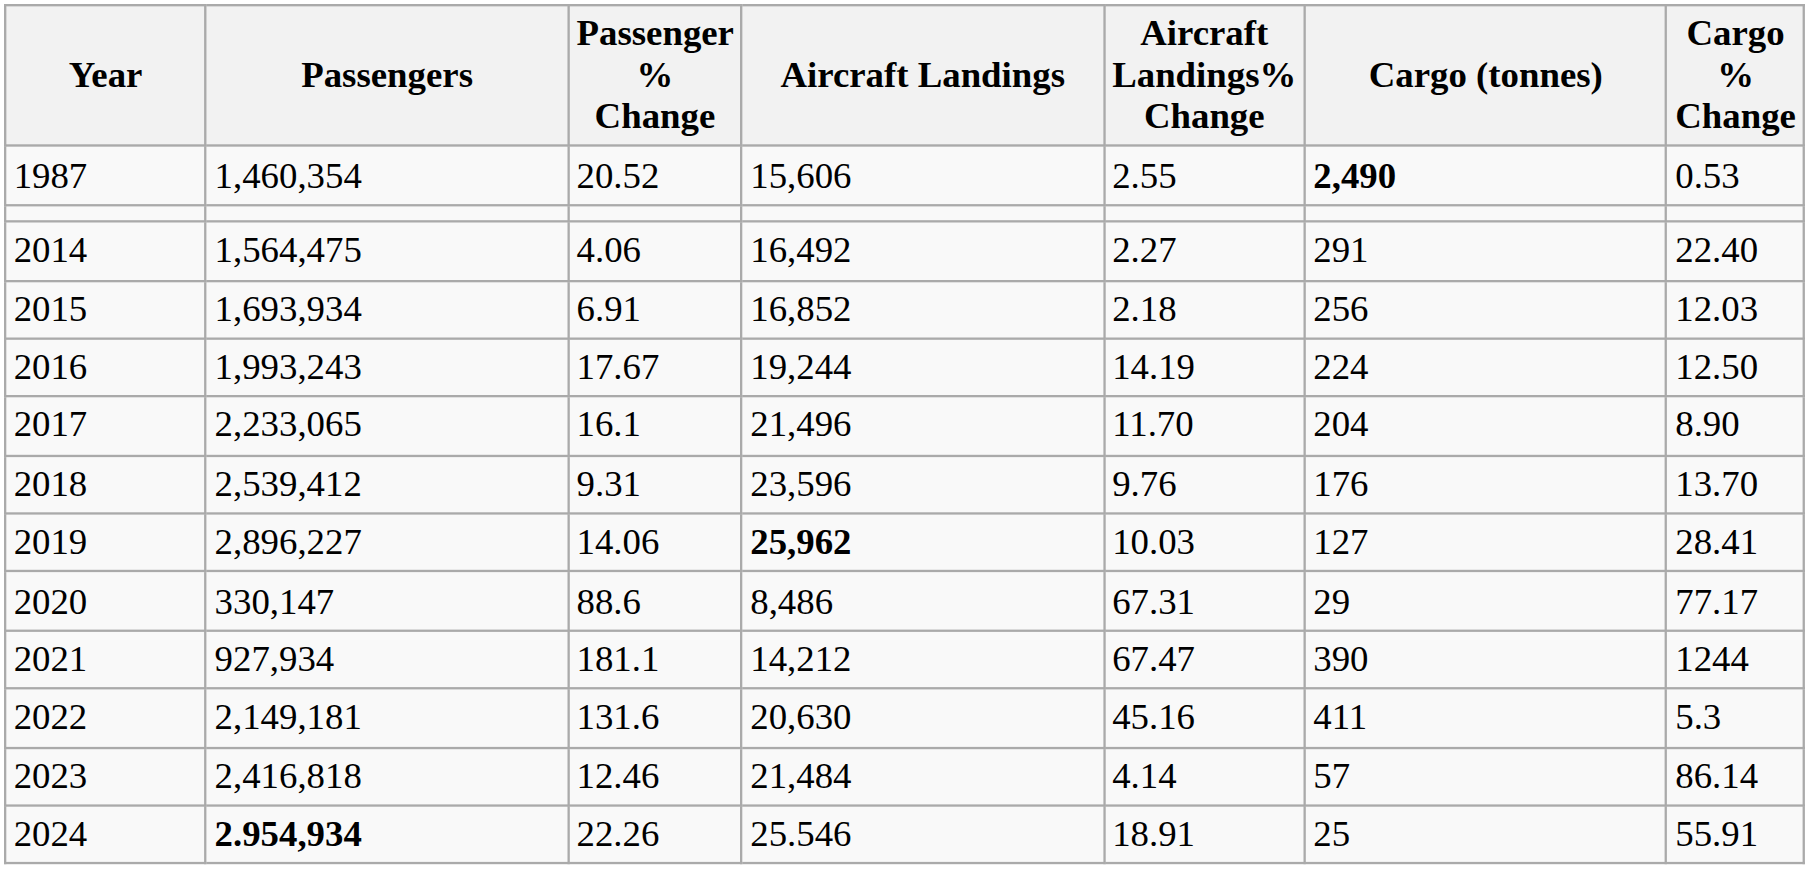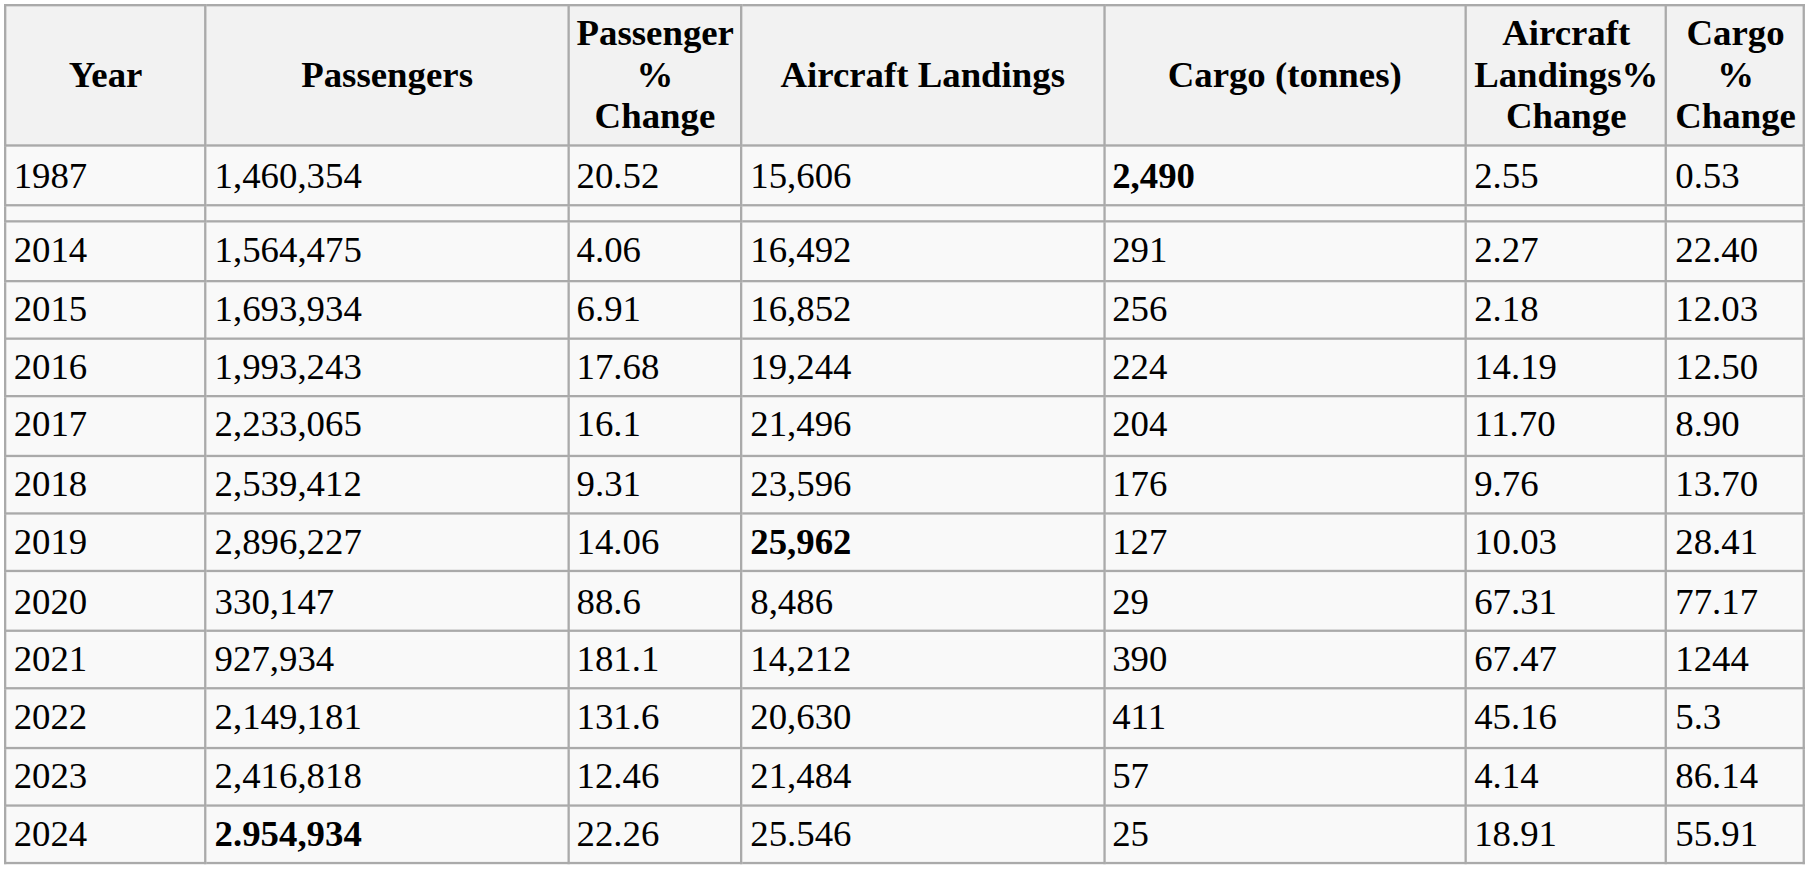columns swapped: (1204, 75) <-> (1486, 75)
(618, 366) 17.67 -> (618, 366) 17.68
